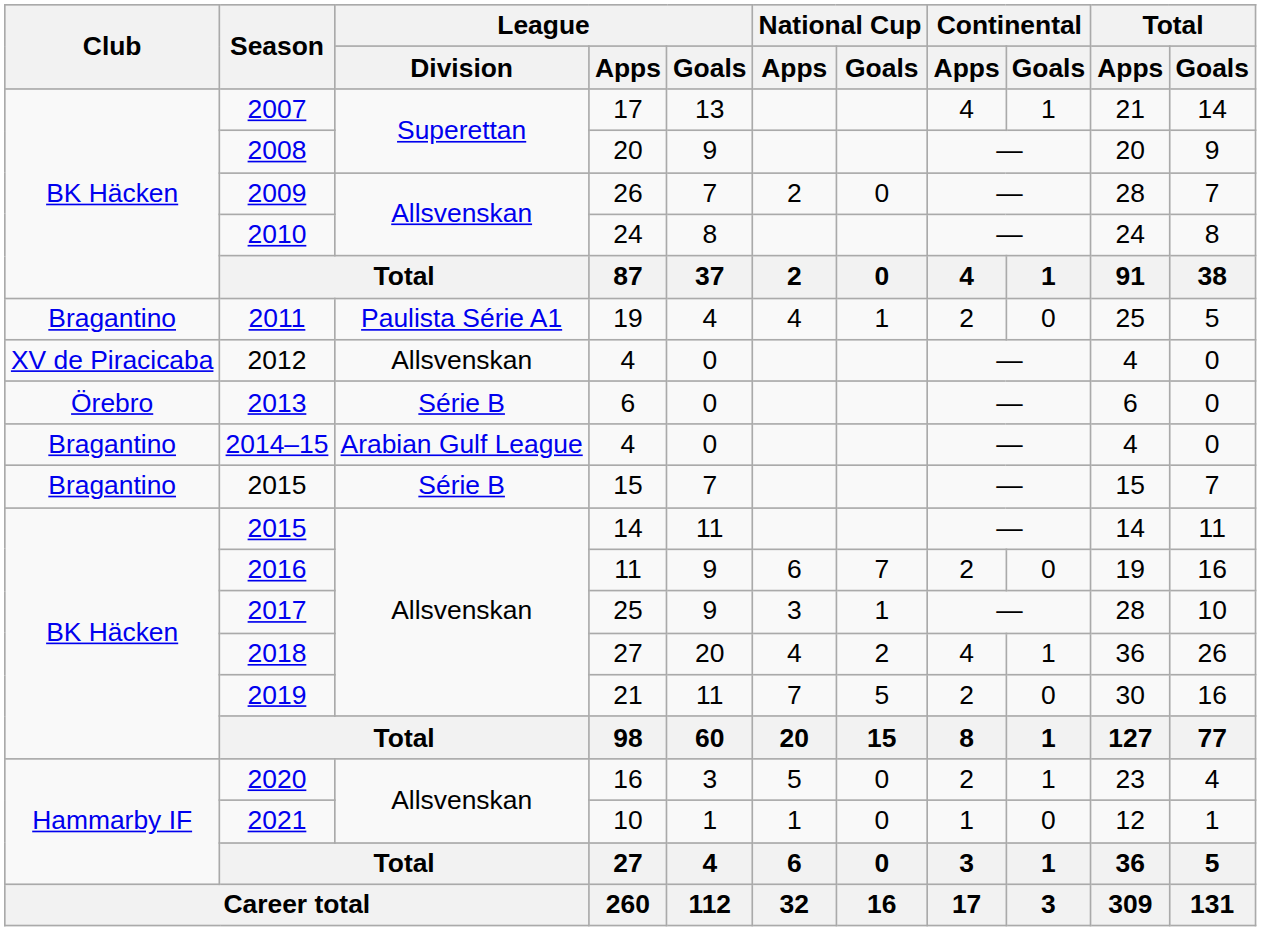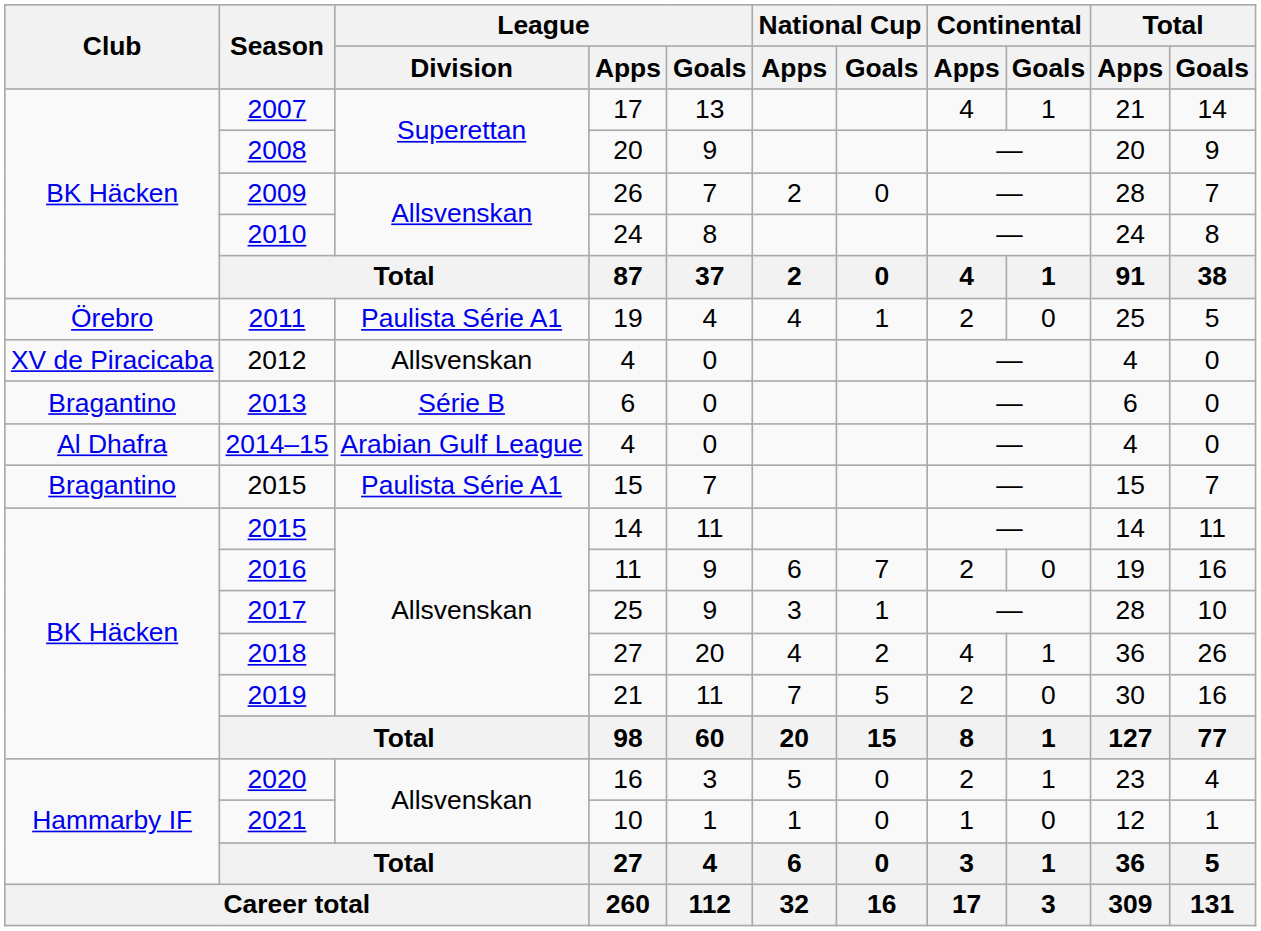(112, 318) Bragantino -> (112, 318) Örebro
(112, 402) Örebro -> (112, 402) Bragantino
(112, 444) Bragantino -> (112, 444) Al Dhafra
(462, 485) Série B -> (462, 485) Paulista Série A1
